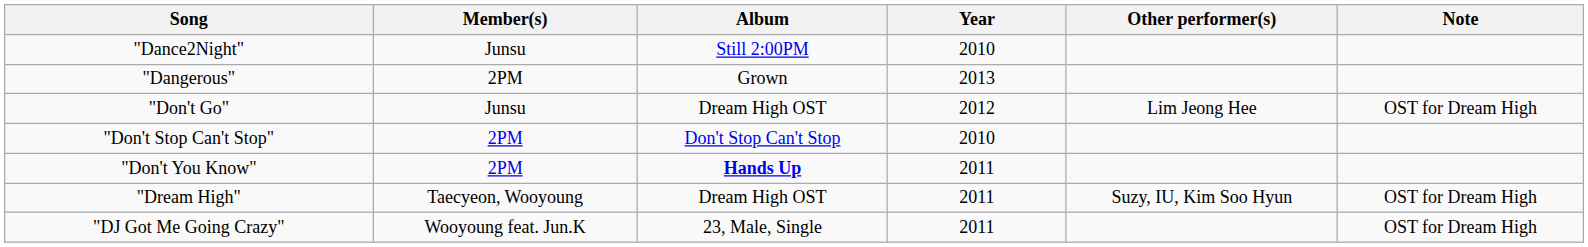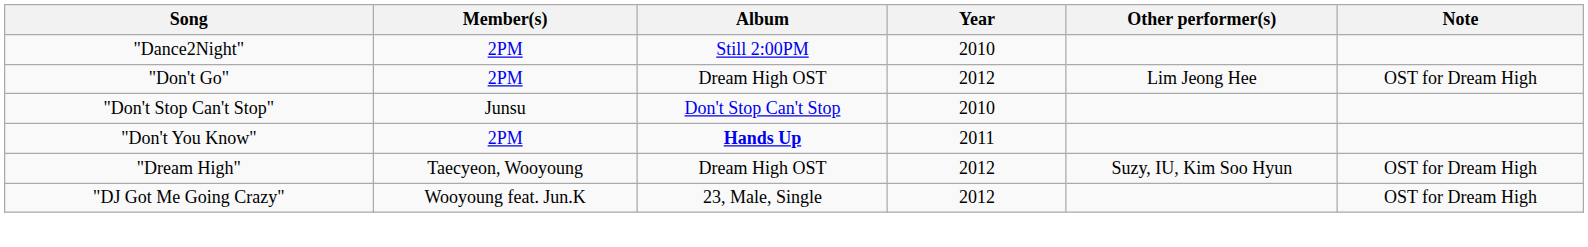(505, 49) Junsu -> (505, 49) 2PM
- row: (189, 78)
(505, 108) Junsu -> (505, 78) 2PM
(505, 138) 2PM -> (505, 108) Junsu
(977, 197) 2011 -> (977, 167) 2012
(977, 227) 2011 -> (977, 197) 2012
